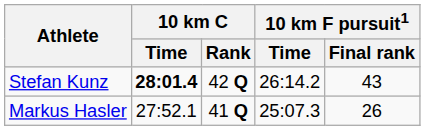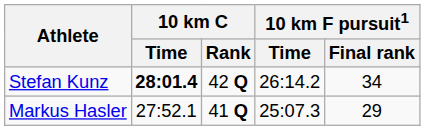(372, 82) 43 -> (372, 82) 34
(372, 111) 26 -> (372, 111) 29
